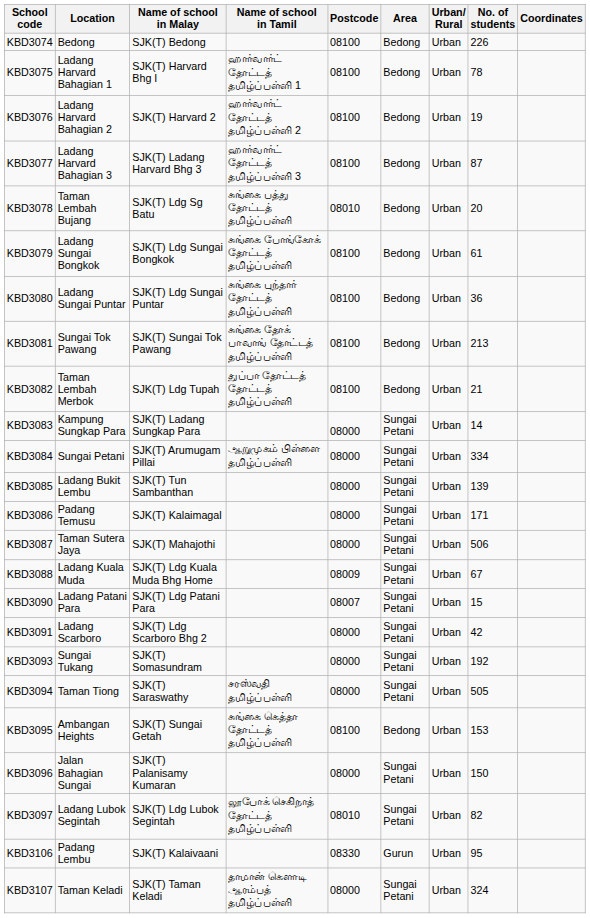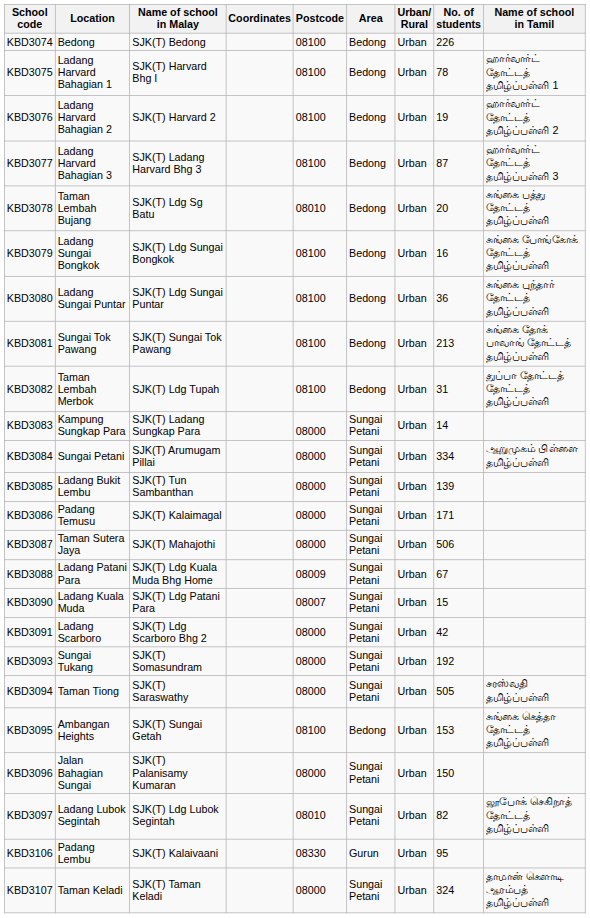columns swapped: (277, 19) <-> (551, 19)
(477, 253) 61 -> (442, 253) 16
(477, 389) 21 -> (442, 389) 31
(91, 574) Ladang Kuala Muda -> (92, 574) Ladang Patani Para
(92, 603) Ladang Patani Para -> (91, 603) Ladang Kuala Muda
